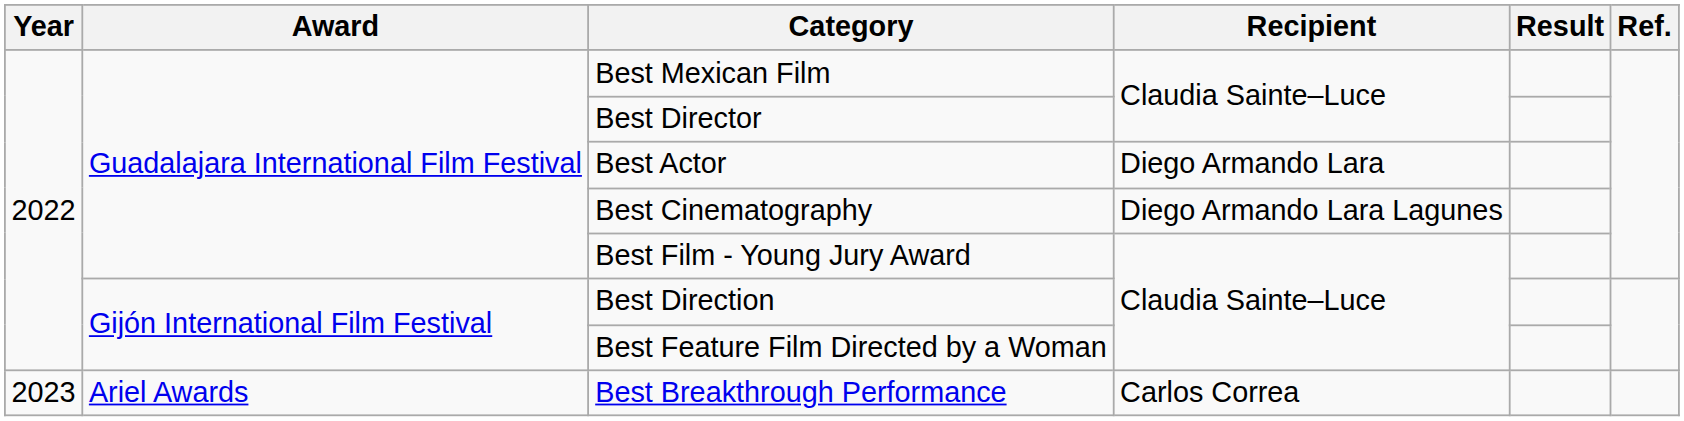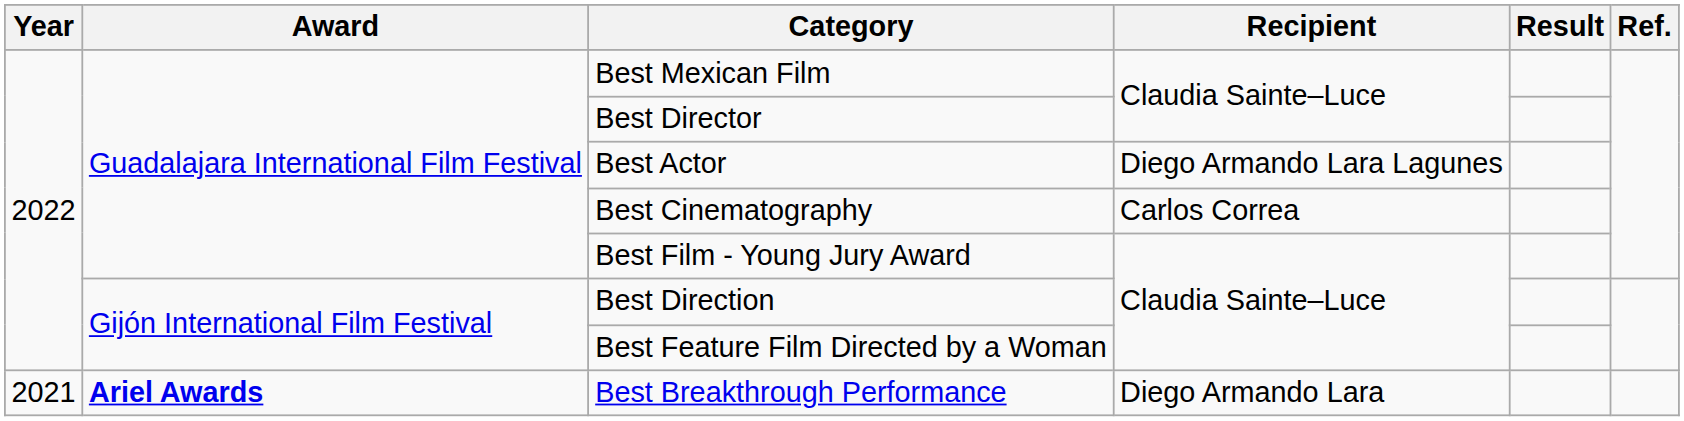(1252, 164) Diego Armando Lara -> (1311, 164) Diego Armando Lara Lagunes
(1311, 210) Diego Armando Lara Lagunes -> (1210, 210) Carlos Correa
(44, 392) 2023 -> (44, 392) 2021
(169, 392) normal -> (176, 392) bold
(1210, 392) Carlos Correa -> (1252, 392) Diego Armando Lara
